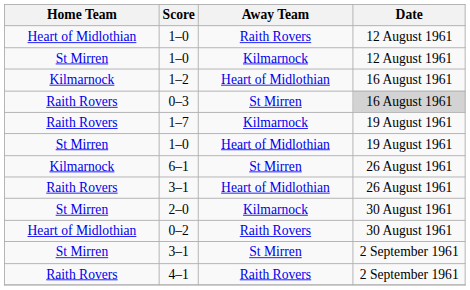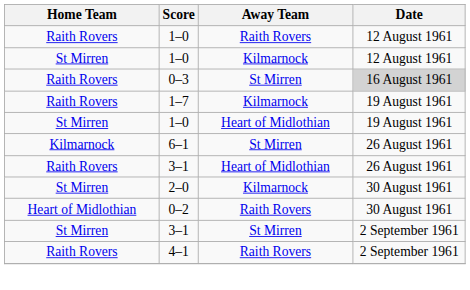(82, 36) Heart of Midlothian -> (82, 36) Raith Rovers
- row: (179, 79)
